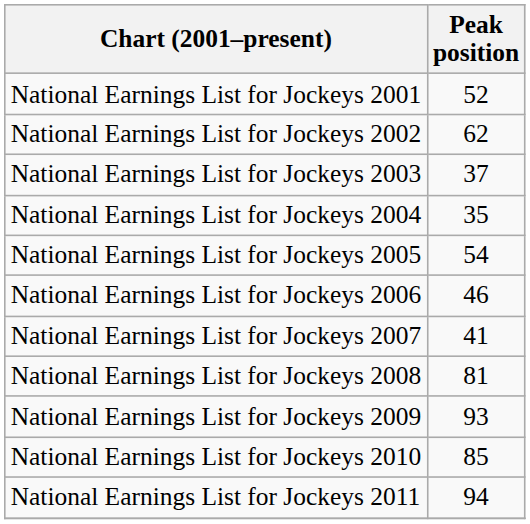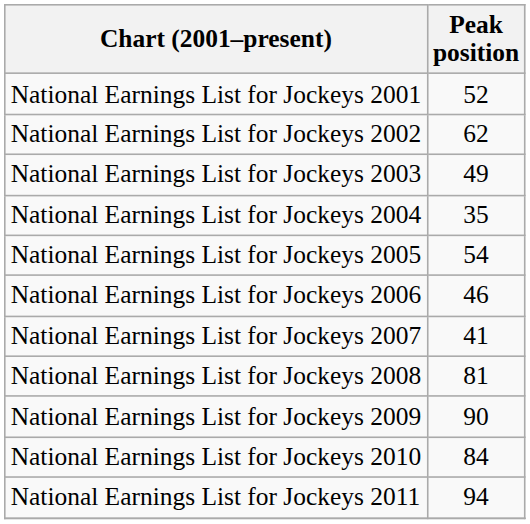(476, 174) 37 -> (476, 174) 49
(476, 416) 93 -> (476, 416) 90
(476, 456) 85 -> (476, 456) 84
